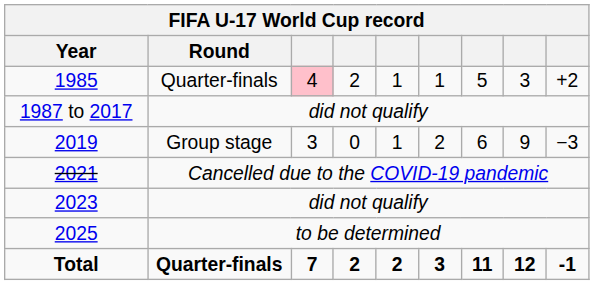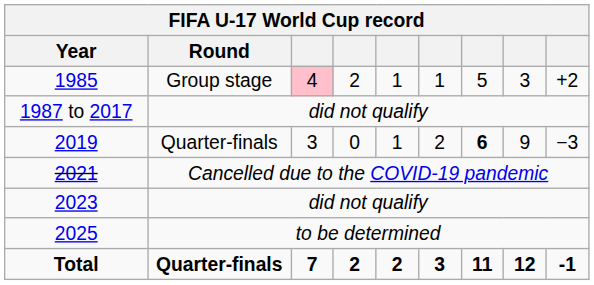(219, 81) Quarter-finals -> (219, 81) Group stage
(219, 142) Group stage -> (219, 142) Quarter-finals
(482, 142) normal -> (482, 142) bold
